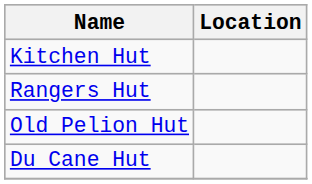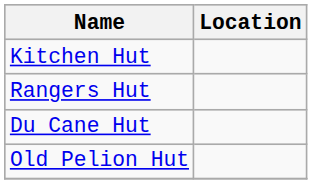rows swapped: (80, 161) <-> (99, 126)
